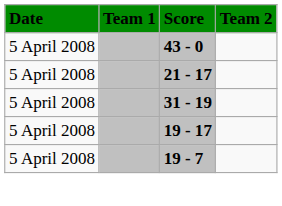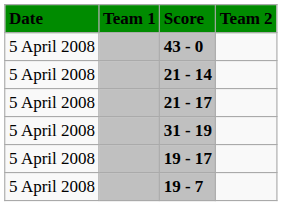+ row: (188, 74)
